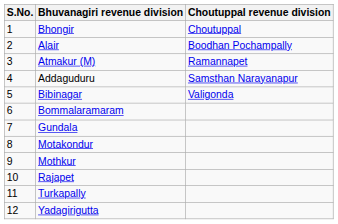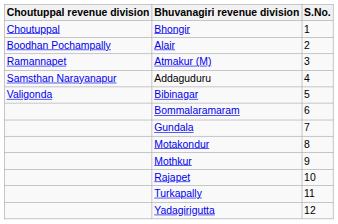columns swapped: (20, 12) <-> (259, 12)
